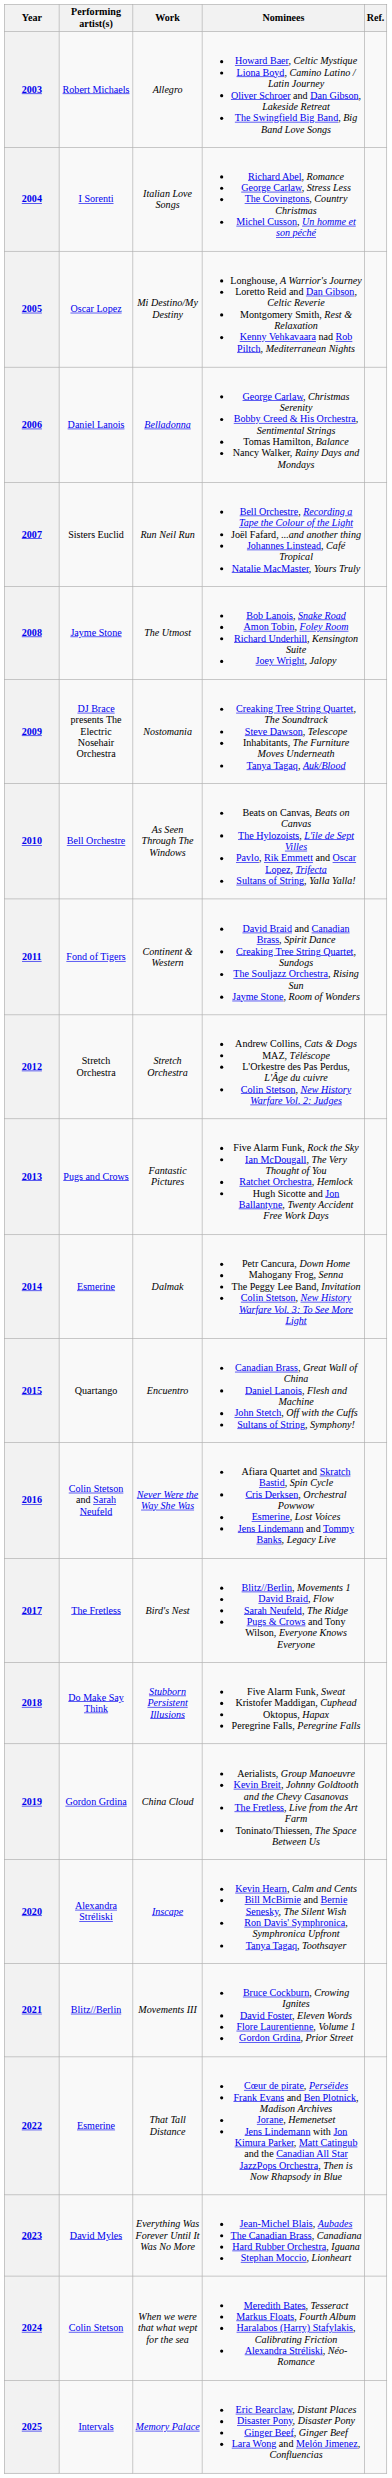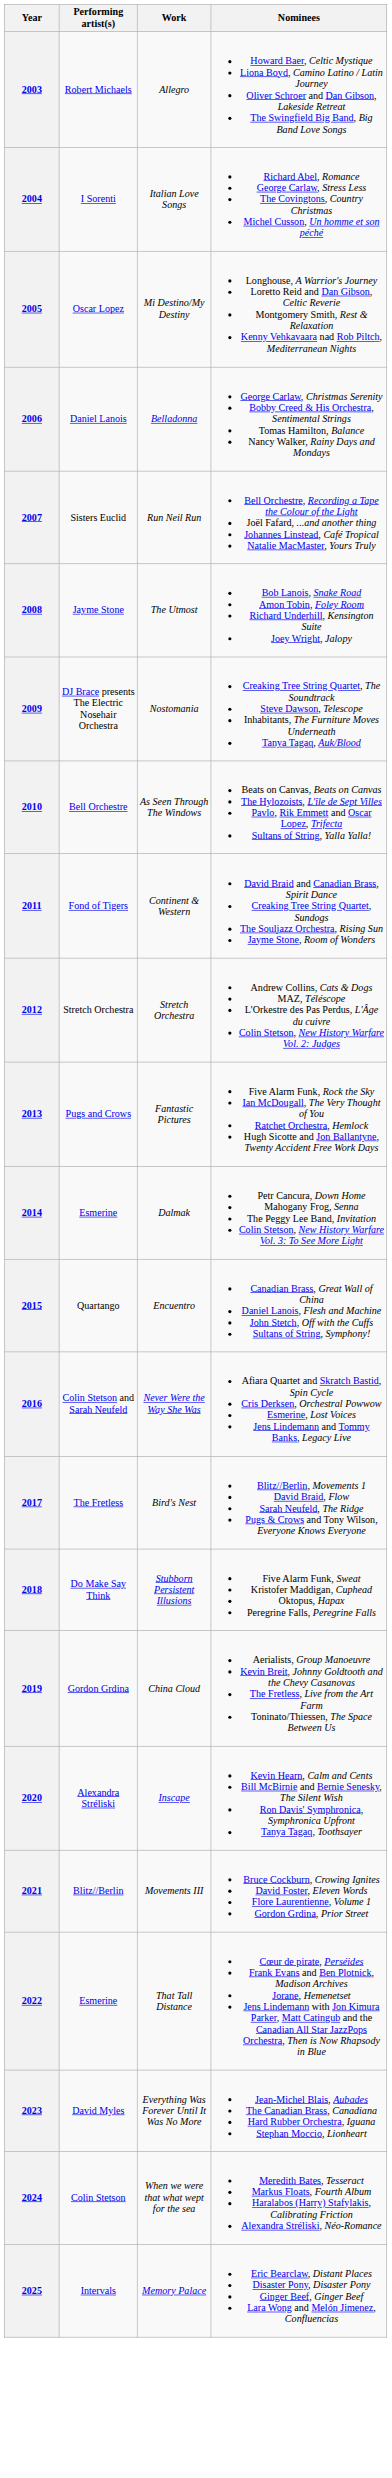- column: (376, 18)
